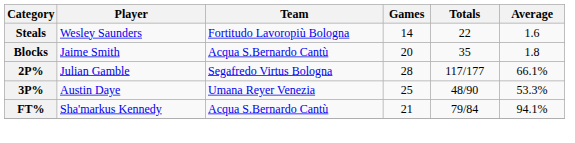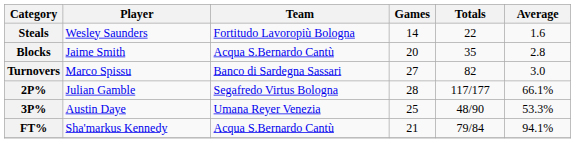(532, 52) 1.8 -> (538, 52) 2.8
+ row: (34, 71)
